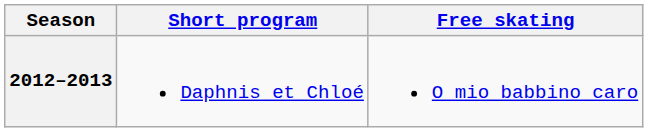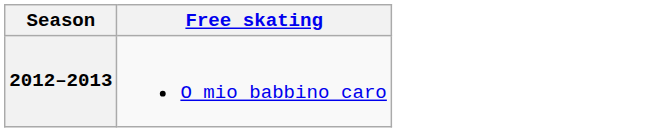- column: (243, 20)
